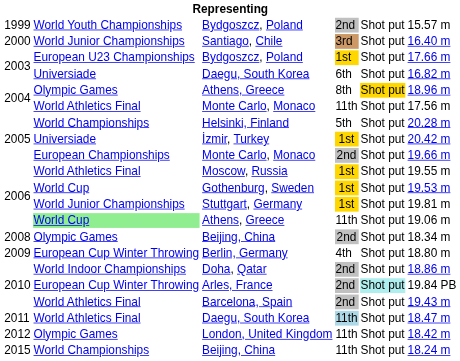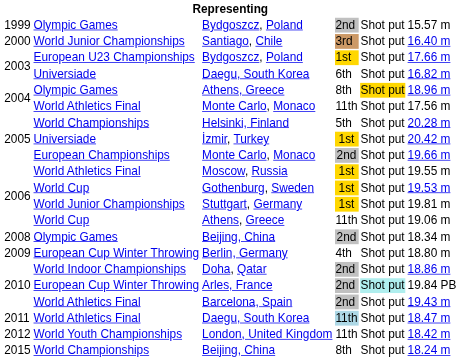(108, 25) World Youth Championships -> (76, 25) Olympic Games
(61, 220) lightgreen background -> (61, 220) no background
(76, 334) Olympic Games -> (108, 334) World Youth Championships
(346, 350) 11th -> (344, 350) 8th
